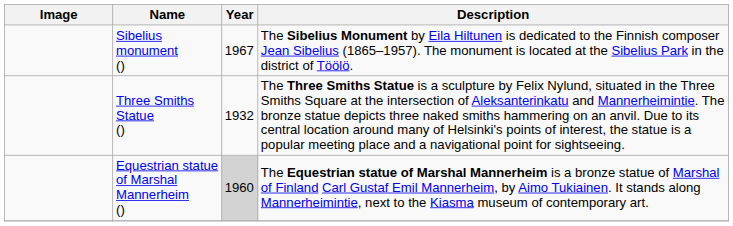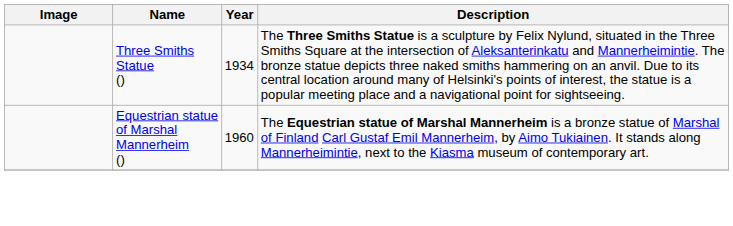- row: (147, 50)
(239, 115) 1932 -> (239, 65) 1934
(239, 188) lightgrey background -> (239, 137) no background
